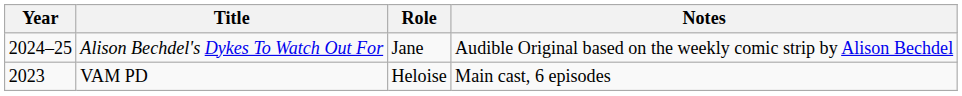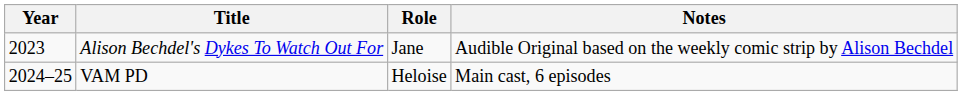(40, 47) 2024–25 -> (27, 47) 2023
(27, 76) 2023 -> (40, 76) 2024–25
